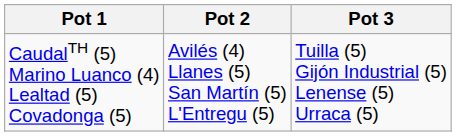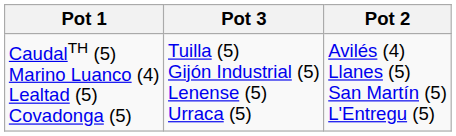columns swapped: (227, 19) <-> (371, 19)
